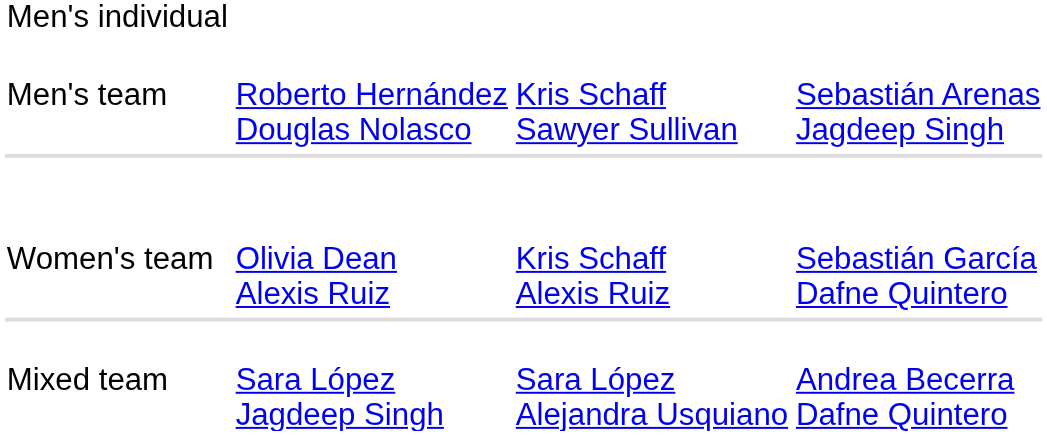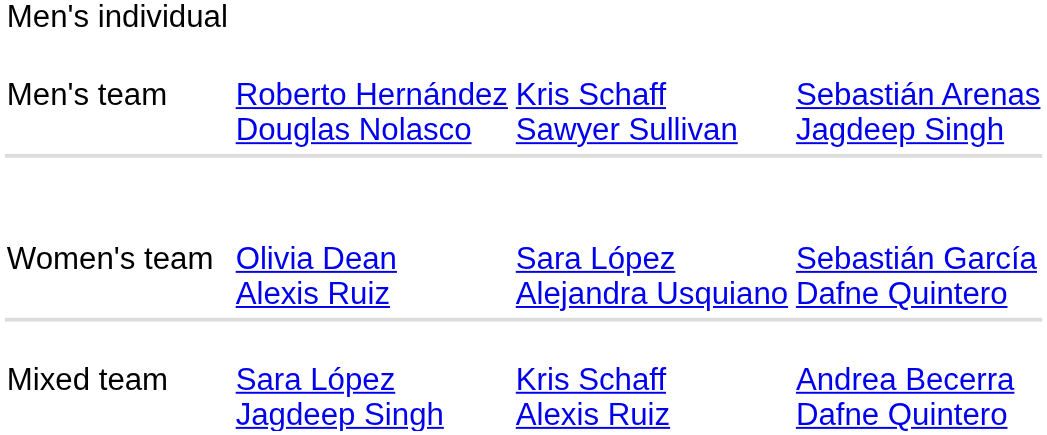(593, 276) Kris Schaff Alexis Ruiz -> (652, 276) Sara López Alejandra Usquiano
(652, 397) Sara López Alejandra Usquiano -> (593, 397) Kris Schaff Alexis Ruiz
